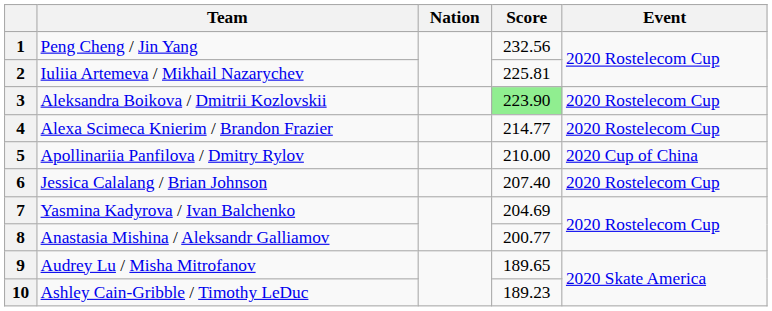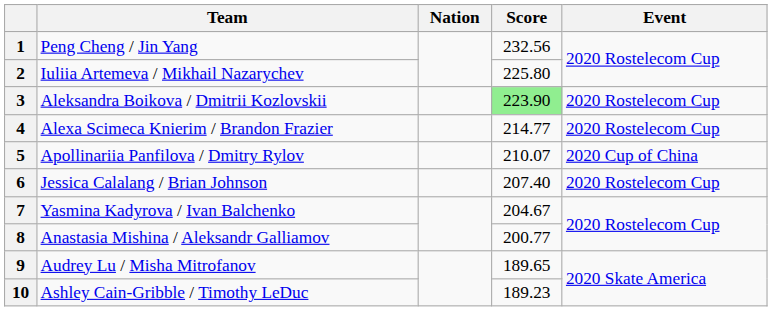(527, 73) 225.81 -> (527, 73) 225.80
(527, 155) 210.00 -> (527, 155) 210.07
(527, 210) 204.69 -> (527, 210) 204.67
